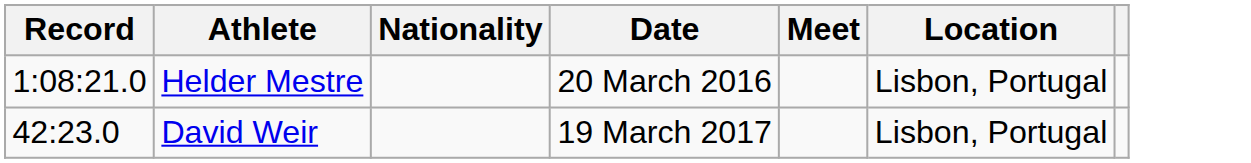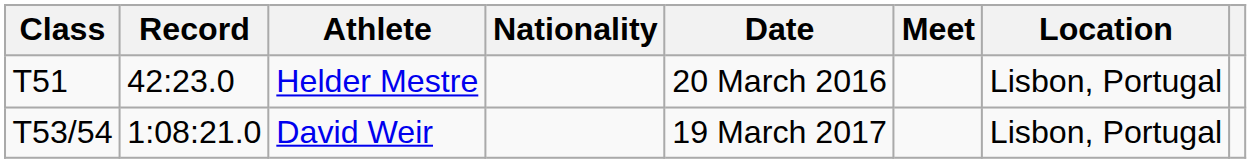+ column: (62, 30)
(79, 81) 1:08:21.0 -> (181, 81) 42:23.0
(66, 132) 42:23.0 -> (194, 132) 1:08:21.0
